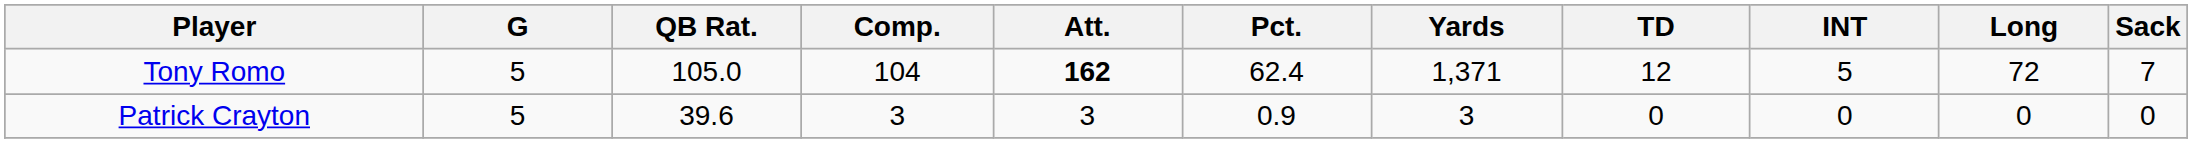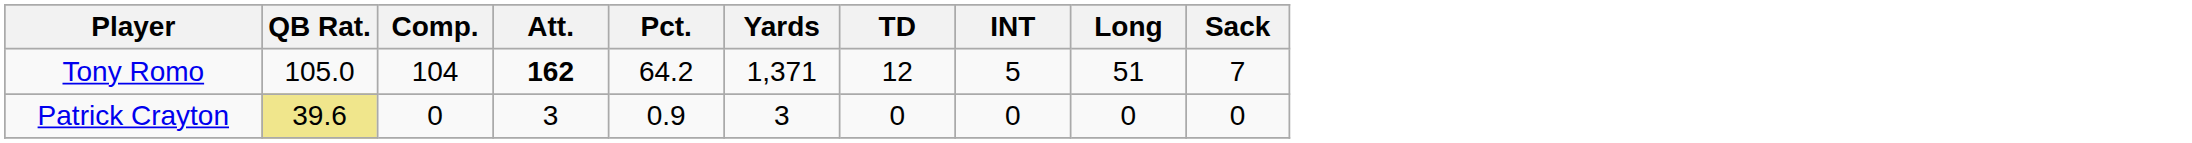- column: (518, 26)
(1276, 71) 62.4 -> (666, 71) 64.2
(2024, 71) 72 -> (1128, 71) 51
(706, 115) no background -> (320, 115) khaki background
(897, 115) 3 -> (435, 115) 0
